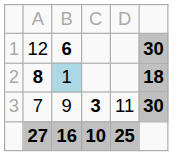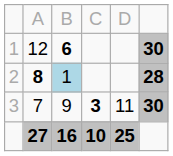(154, 77) 18 -> (154, 77) 28
